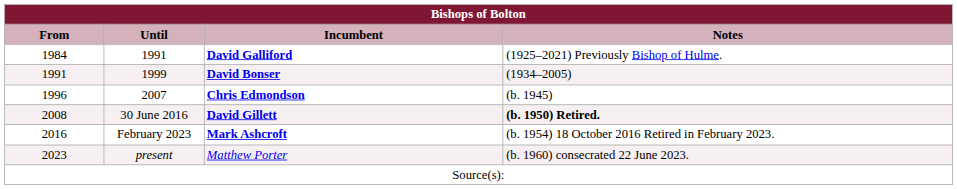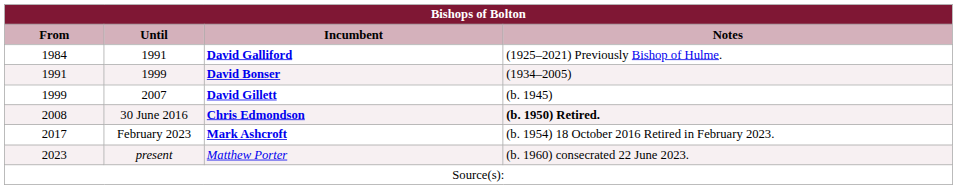(54, 94) 1996 -> (54, 94) 1999
(256, 94) Chris Edmondson -> (242, 94) David Gillett
(242, 114) David Gillett -> (256, 114) Chris Edmondson
(54, 134) 2016 -> (54, 134) 2017
